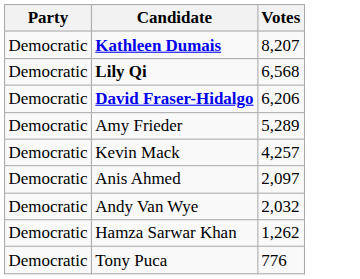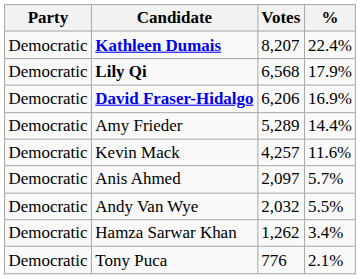+ column: (330, 17)
